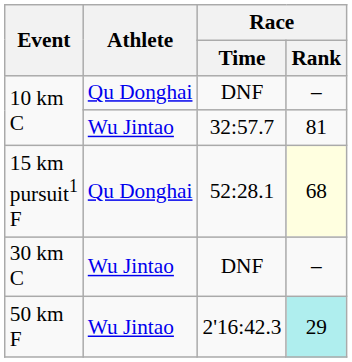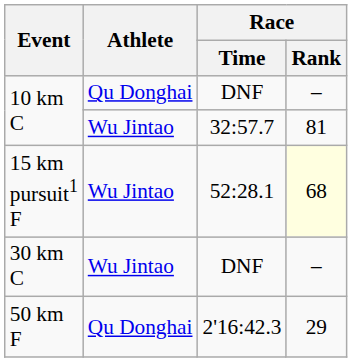(140, 191) Qu Donghai -> (131, 191) Wu Jintao
(131, 327) Wu Jintao -> (140, 327) Qu Donghai
(316, 327) paleturquoise background -> (316, 327) no background
